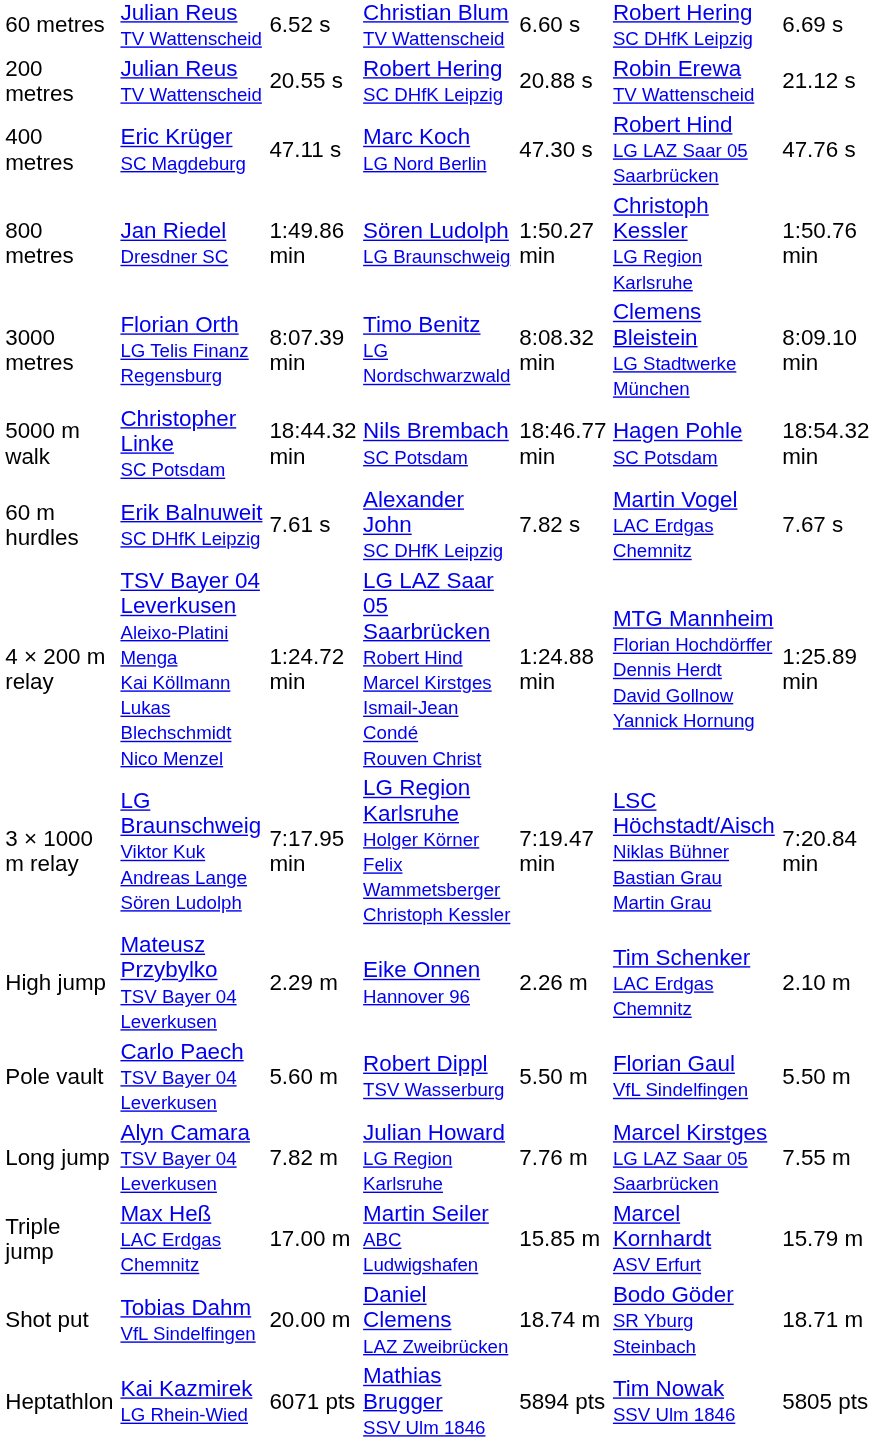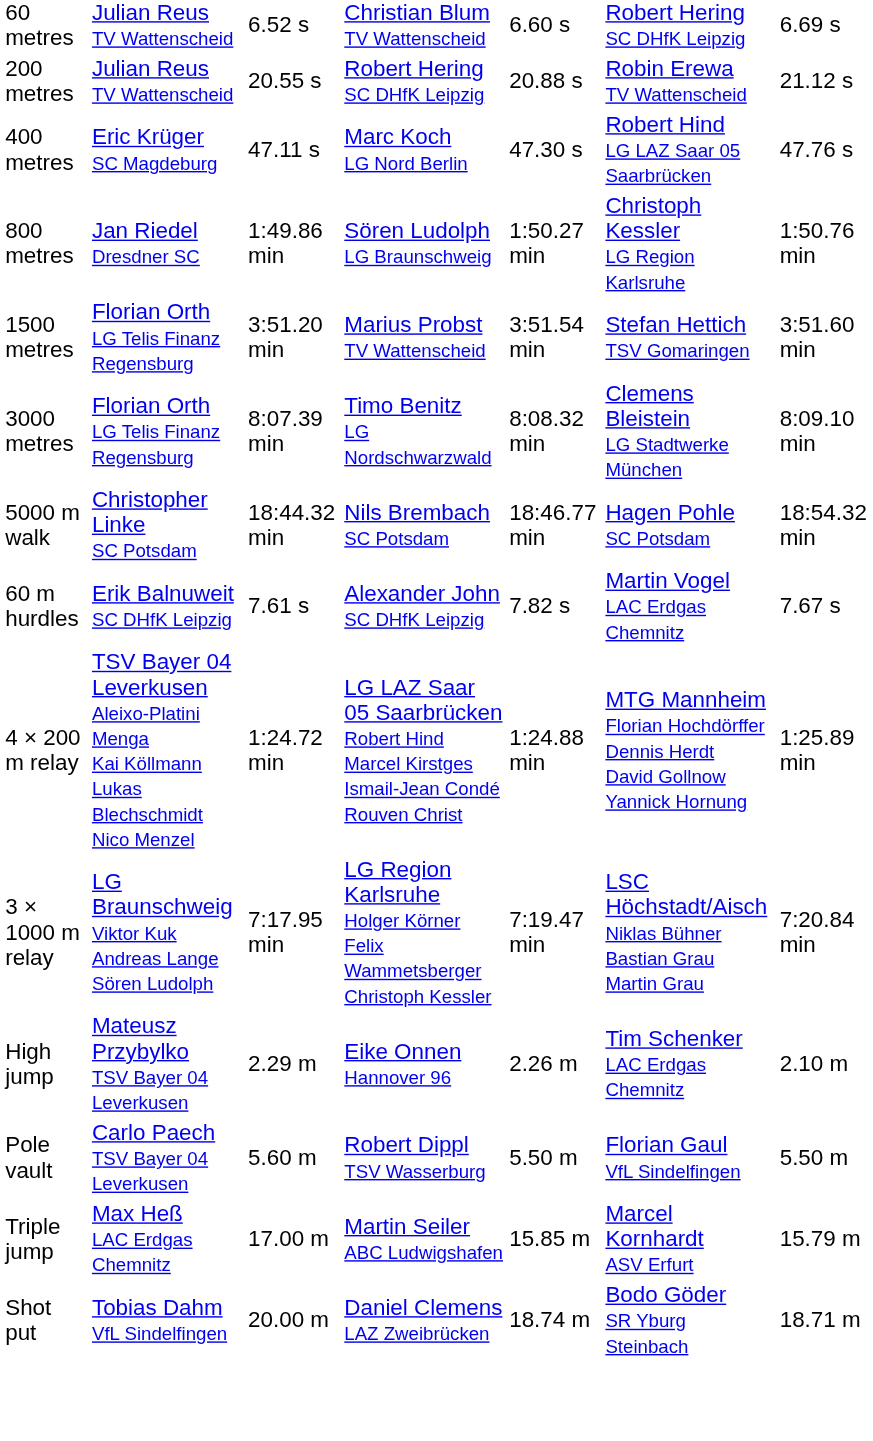+ row: (39, 337)
- row: (58, 1157)
- row: (59, 1401)
